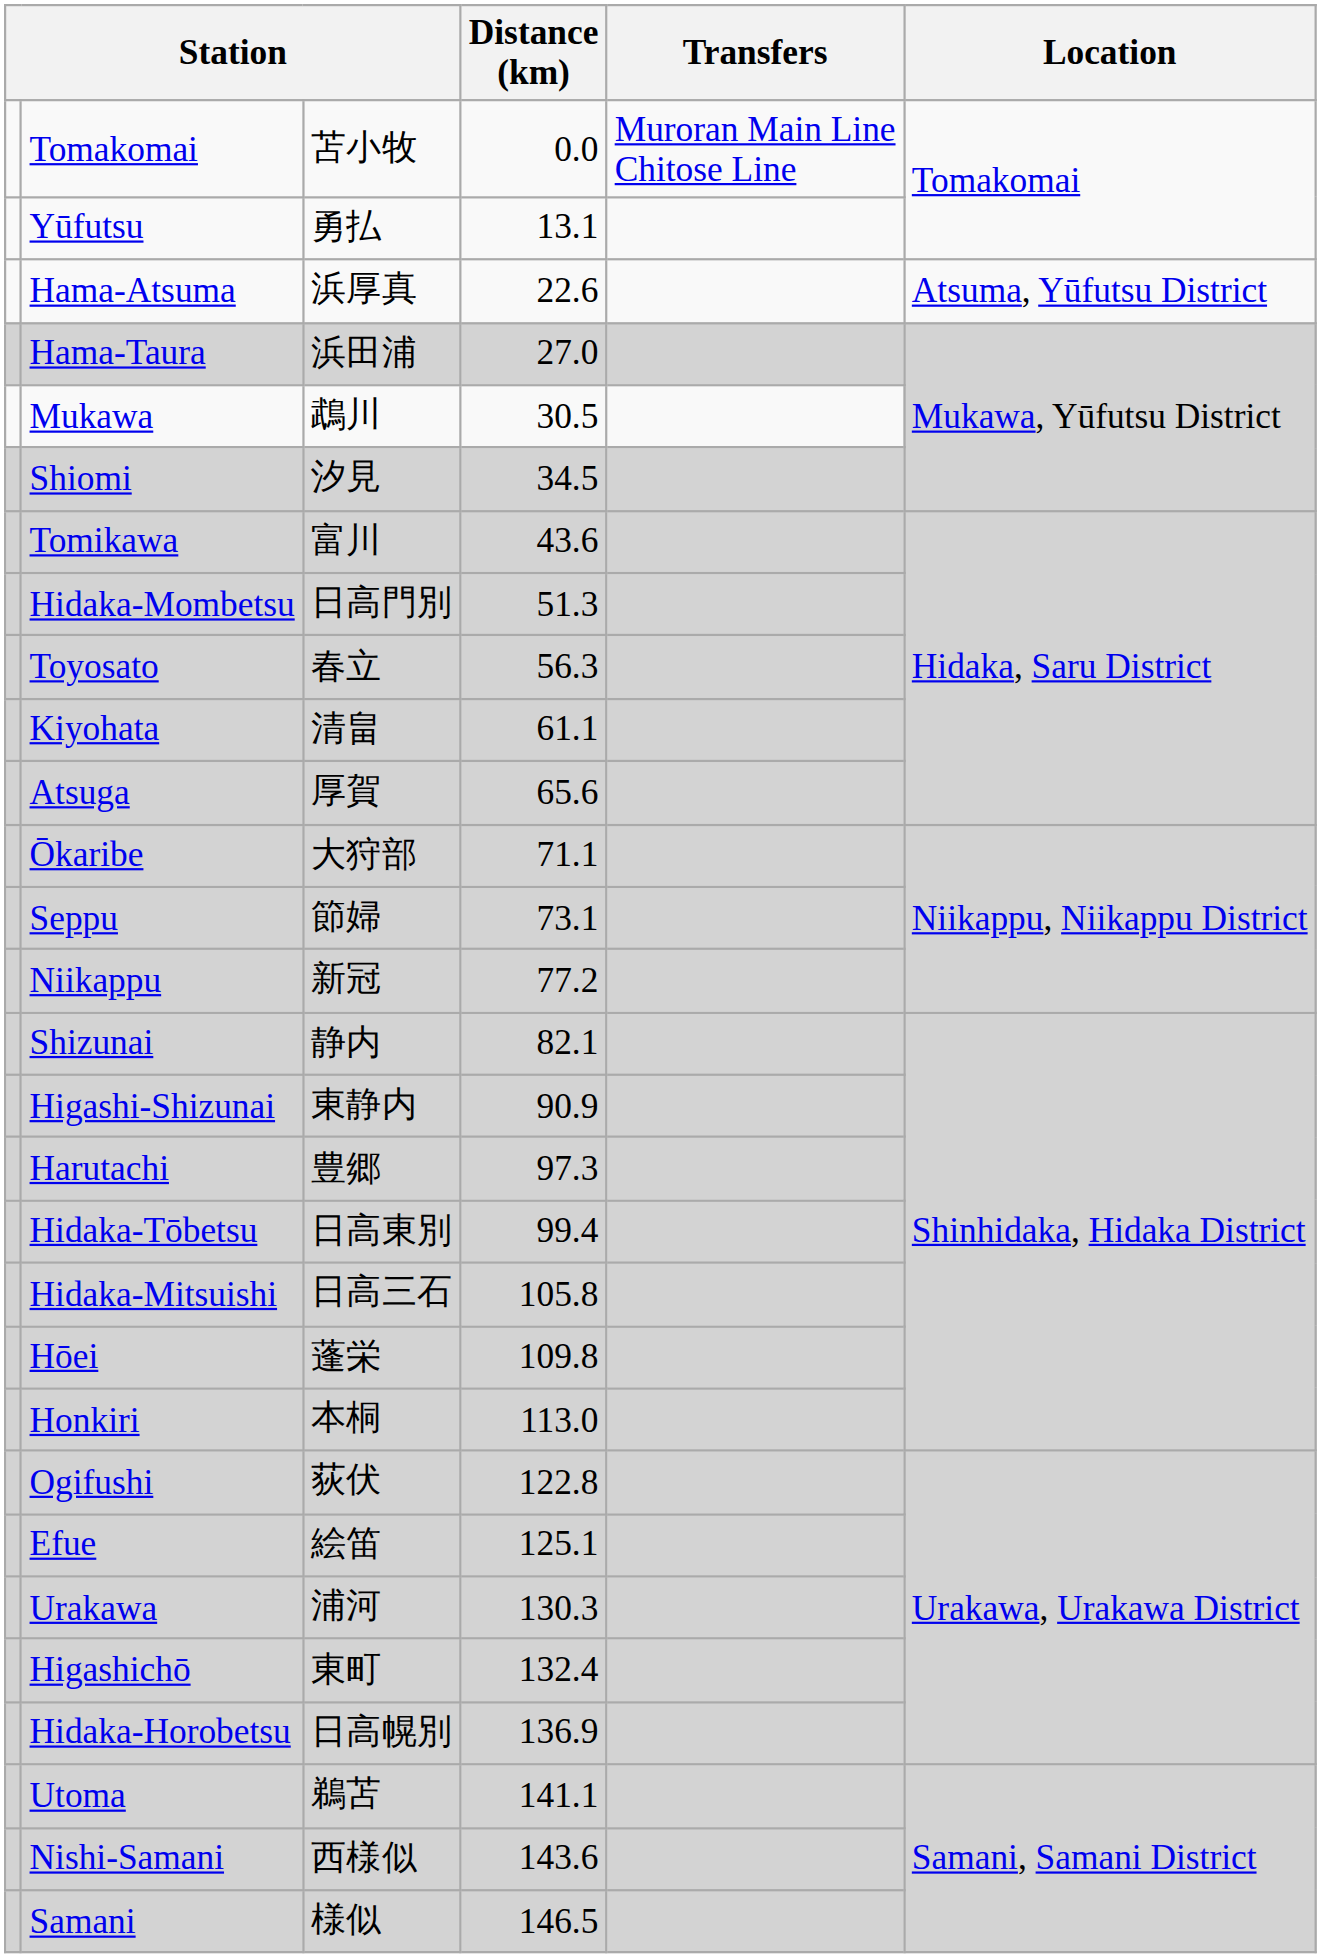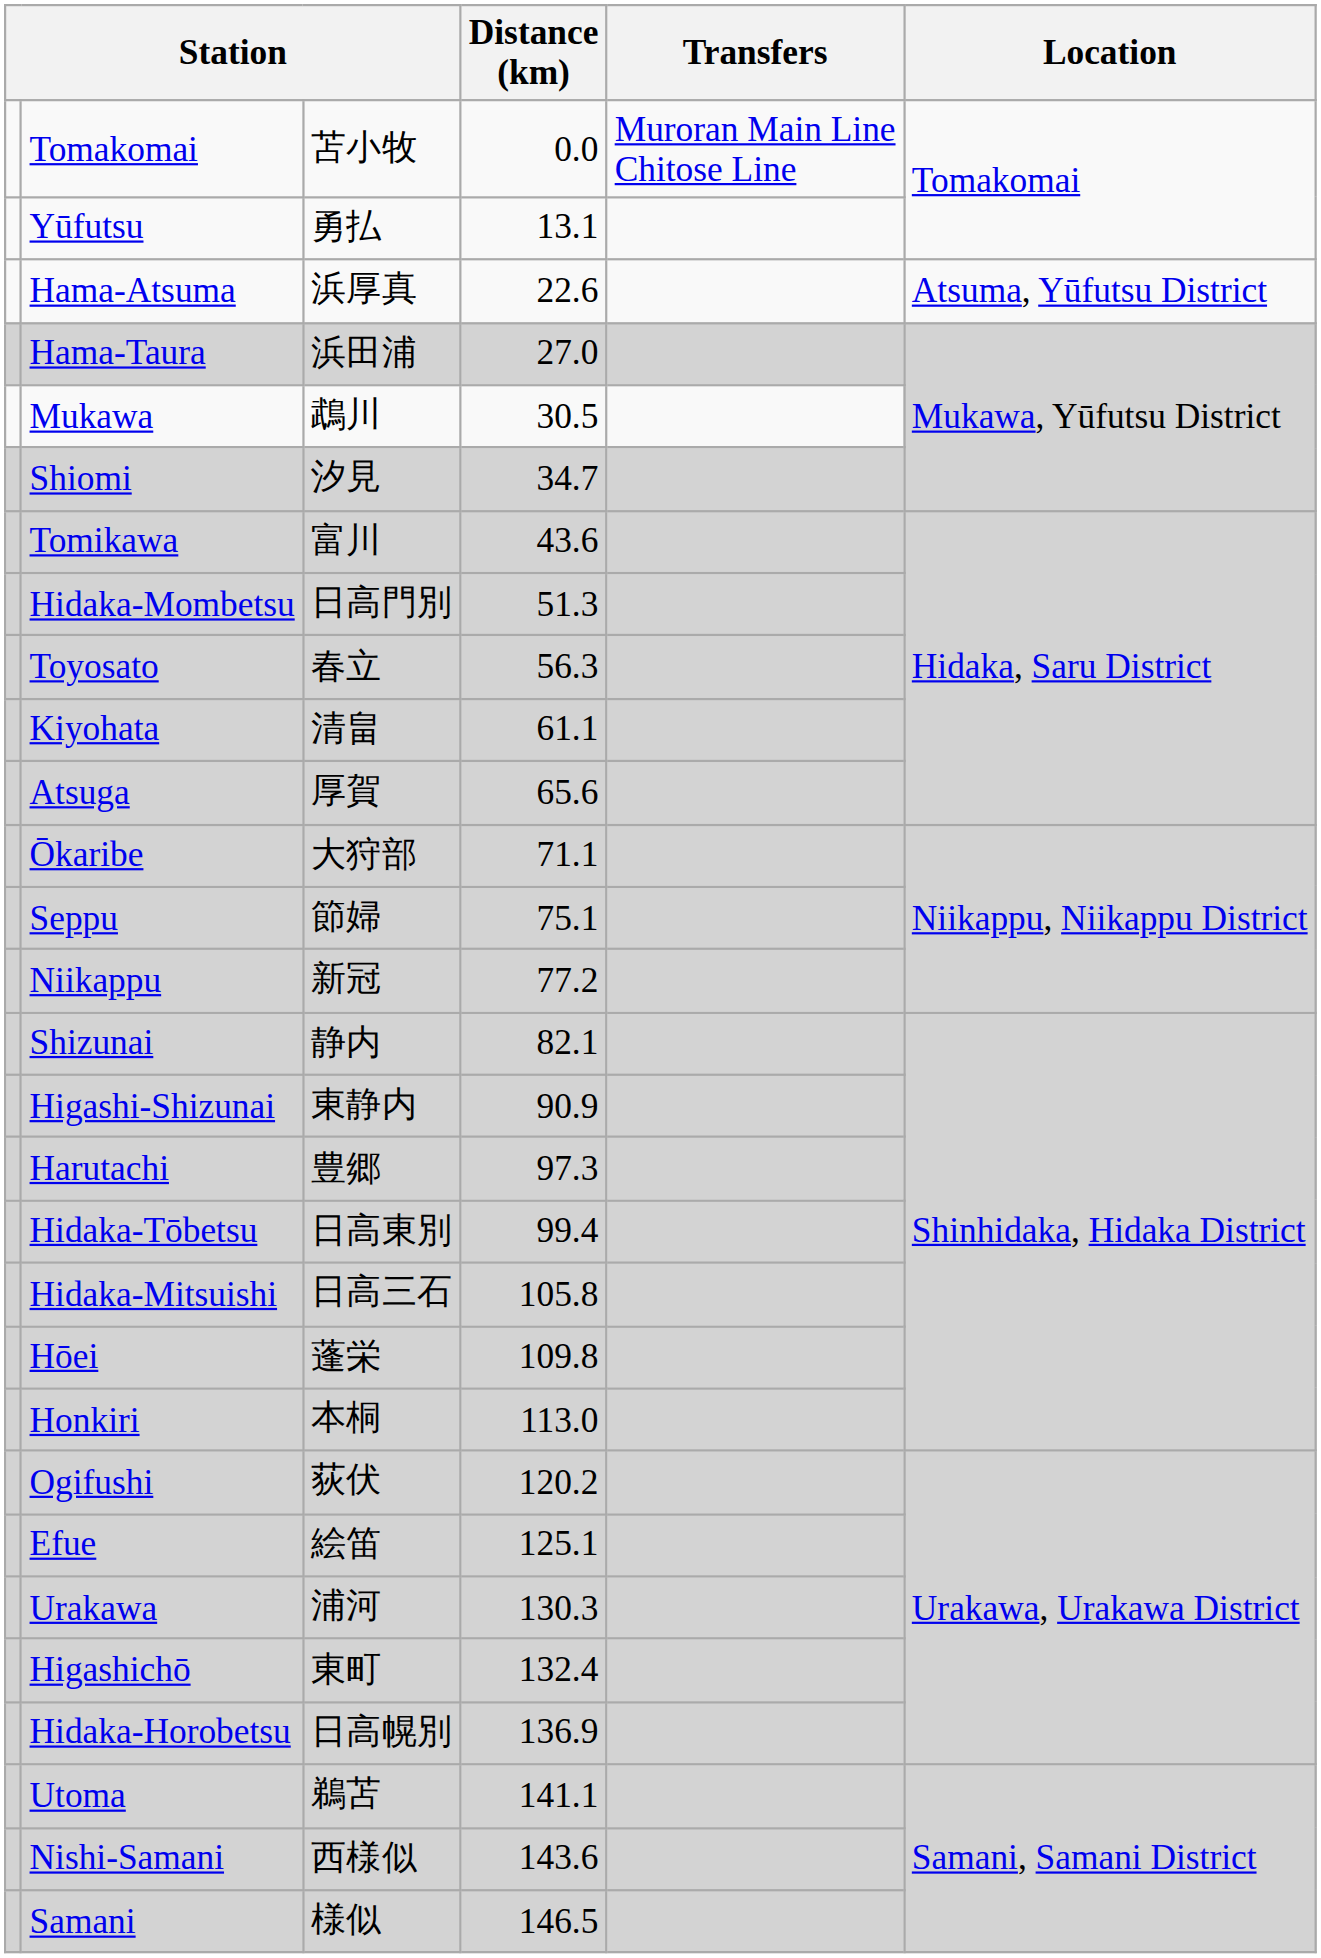(567, 478) 34.5 -> (567, 478) 34.7
(567, 917) 73.1 -> (567, 917) 75.1
(559, 1481) 122.8 -> (559, 1481) 120.2
